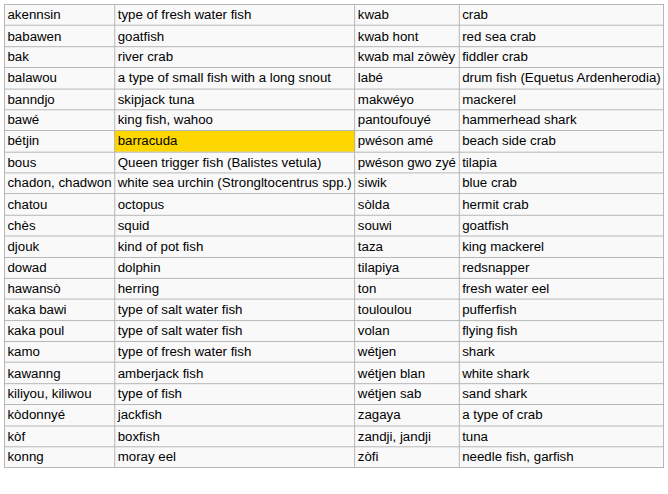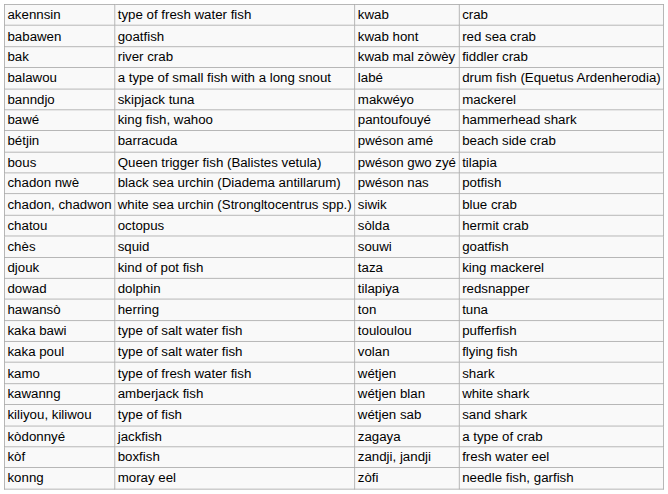(148, 141) gold background -> (148, 141) no background
+ row: (43, 183)
(506, 288) fresh water eel -> (475, 309) tuna
(475, 436) tuna -> (506, 457) fresh water eel
